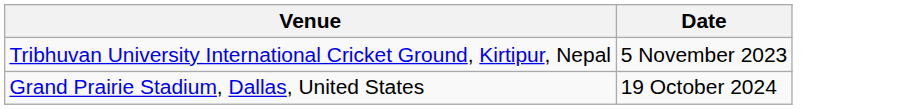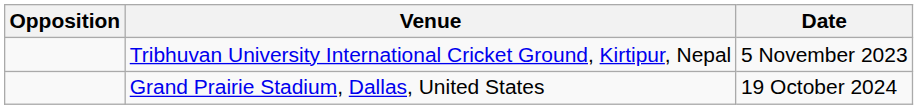+ column: (65, 21)
